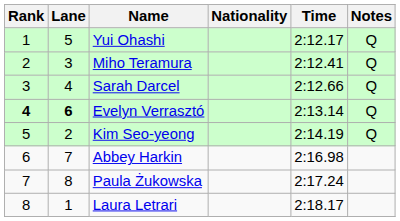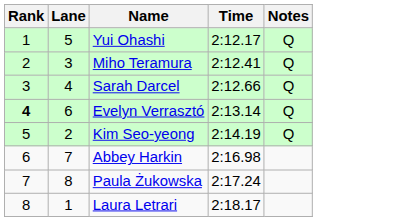- column: (249, 16)
(69, 110) bold -> (69, 110) normal
